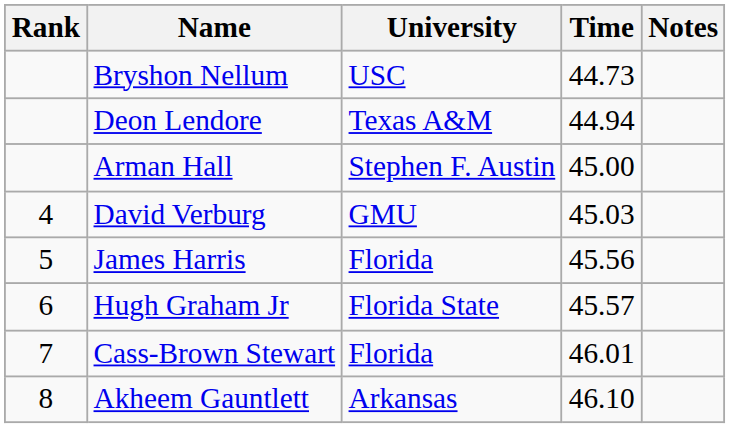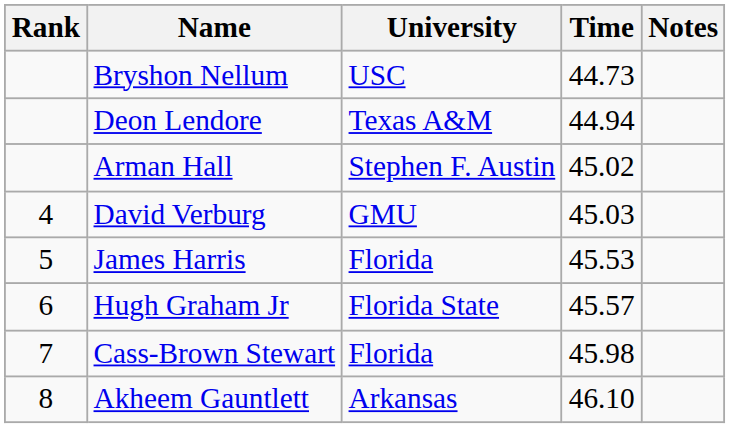(602, 167) 45.00 -> (602, 167) 45.02
(602, 259) 45.56 -> (602, 259) 45.53
(602, 352) 46.01 -> (602, 352) 45.98
